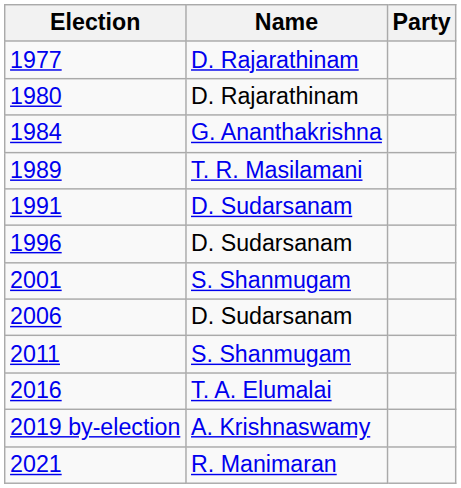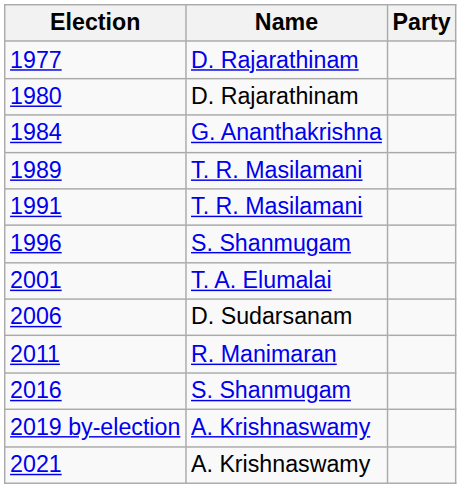(272, 206) D. Sudarsanam -> (277, 206) T. R. Masilamani
(272, 243) D. Sudarsanam -> (271, 243) S. Shanmugam
(271, 280) S. Shanmugam -> (261, 280) T. A. Elumalai
(271, 354) S. Shanmugam -> (264, 354) R. Manimaran
(261, 390) T. A. Elumalai -> (271, 390) S. Shanmugam
(264, 464) R. Manimaran -> (281, 464) A. Krishnaswamy
